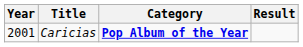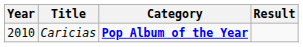(21, 33) 2001 -> (21, 33) 2010
